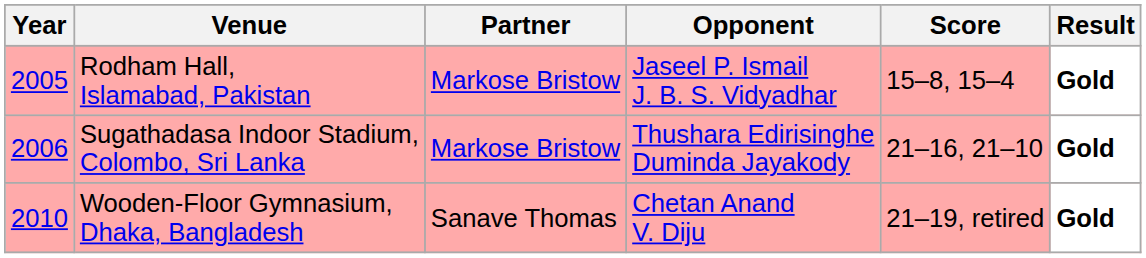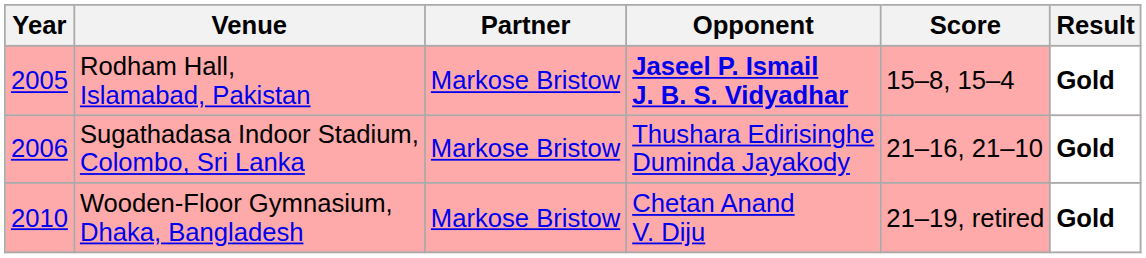(734, 80) normal -> (740, 80) bold
(524, 218) Sanave Thomas -> (526, 218) Markose Bristow
